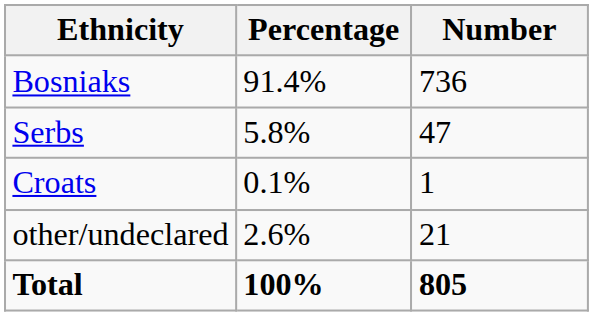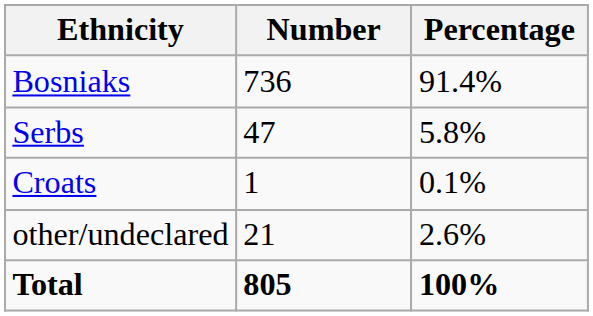columns swapped: (499, 30) <-> (324, 30)
